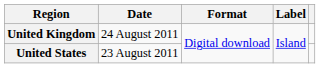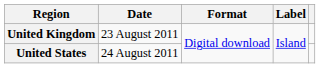(140, 33) 24 August 2011 -> (140, 33) 23 August 2011
(140, 53) 23 August 2011 -> (140, 53) 24 August 2011
